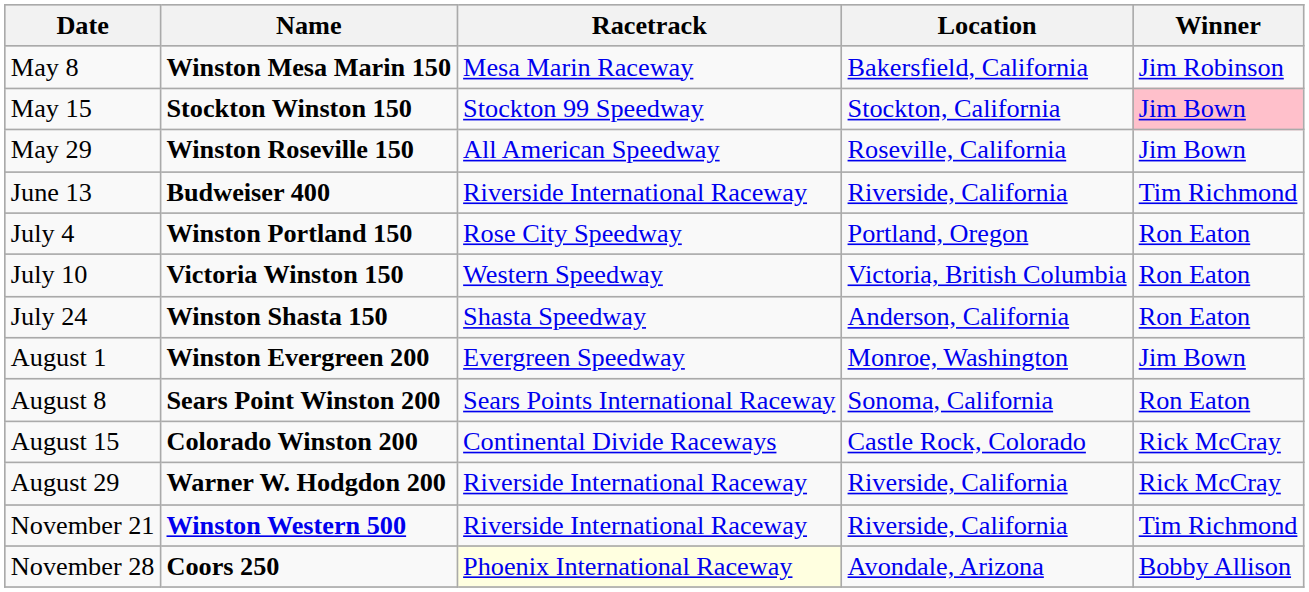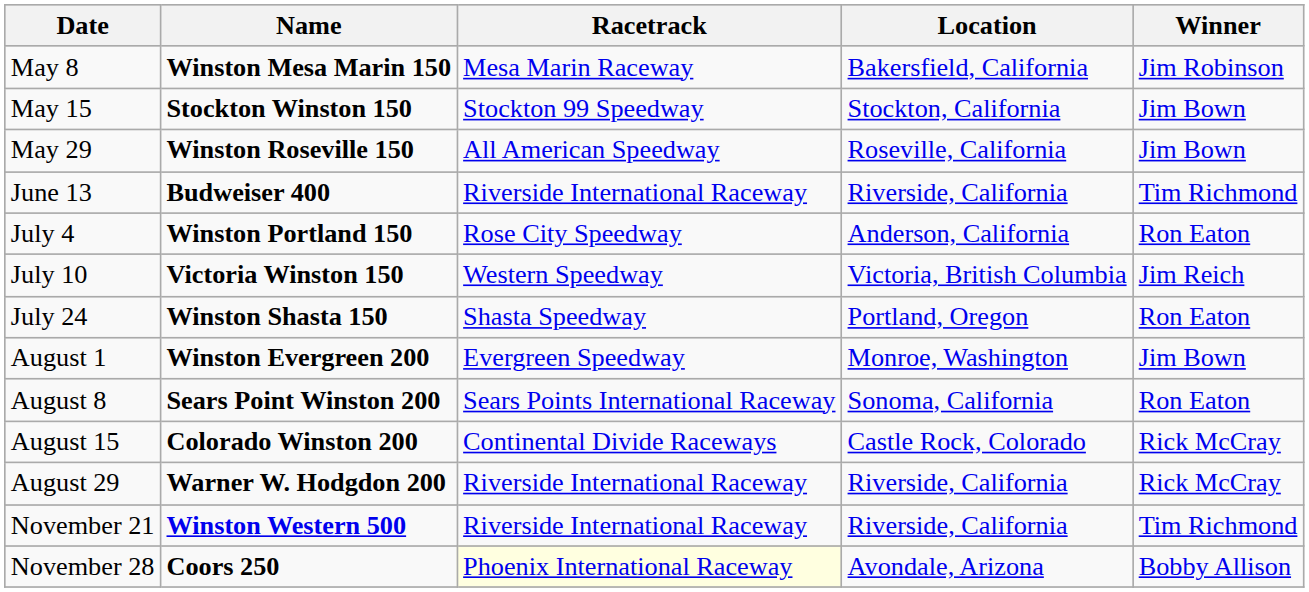(1192, 108) pink background -> (1192, 108) no background
(938, 233) Portland, Oregon -> (958, 233) Anderson, California
(1194, 274) Ron Eaton -> (1192, 274) Jim Reich
(958, 316) Anderson, California -> (938, 316) Portland, Oregon
